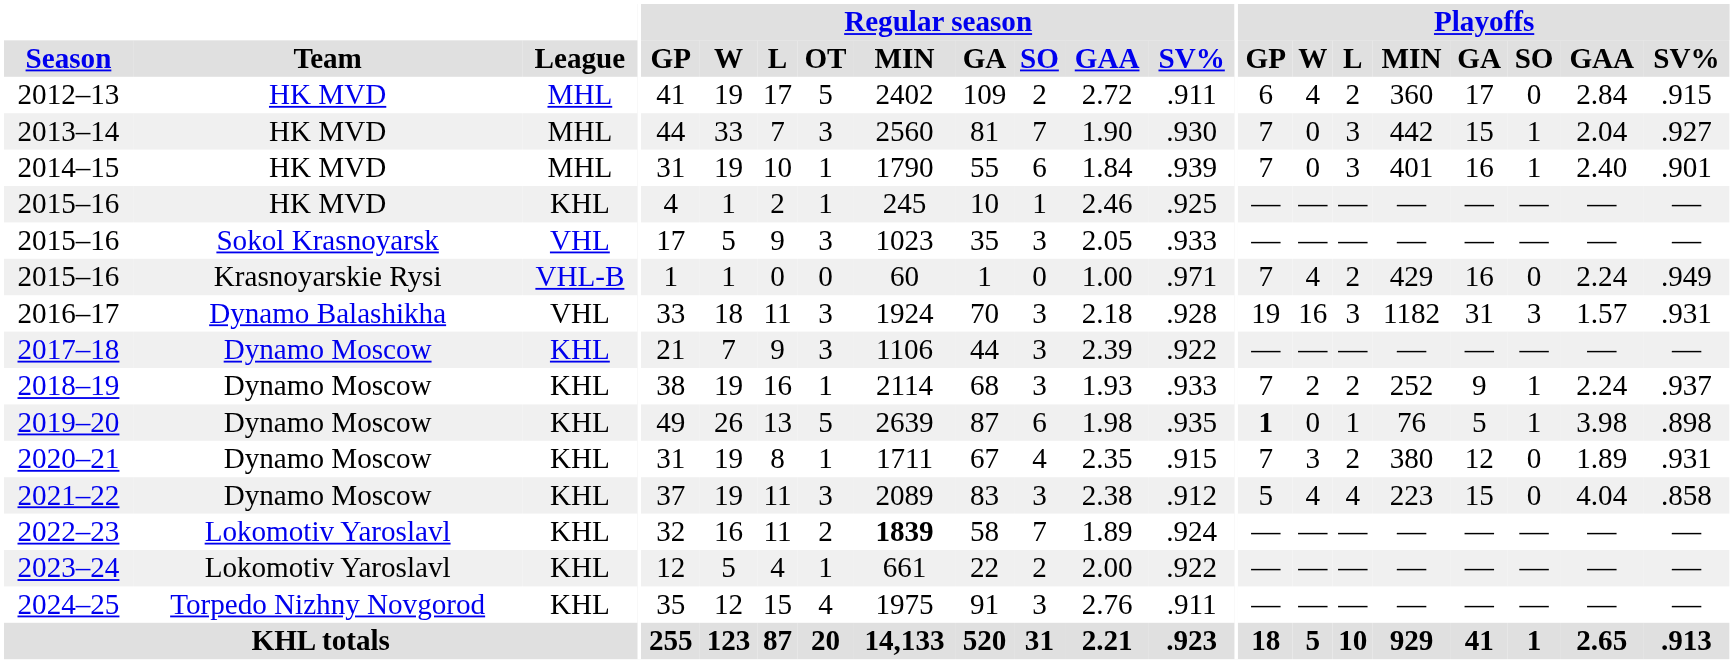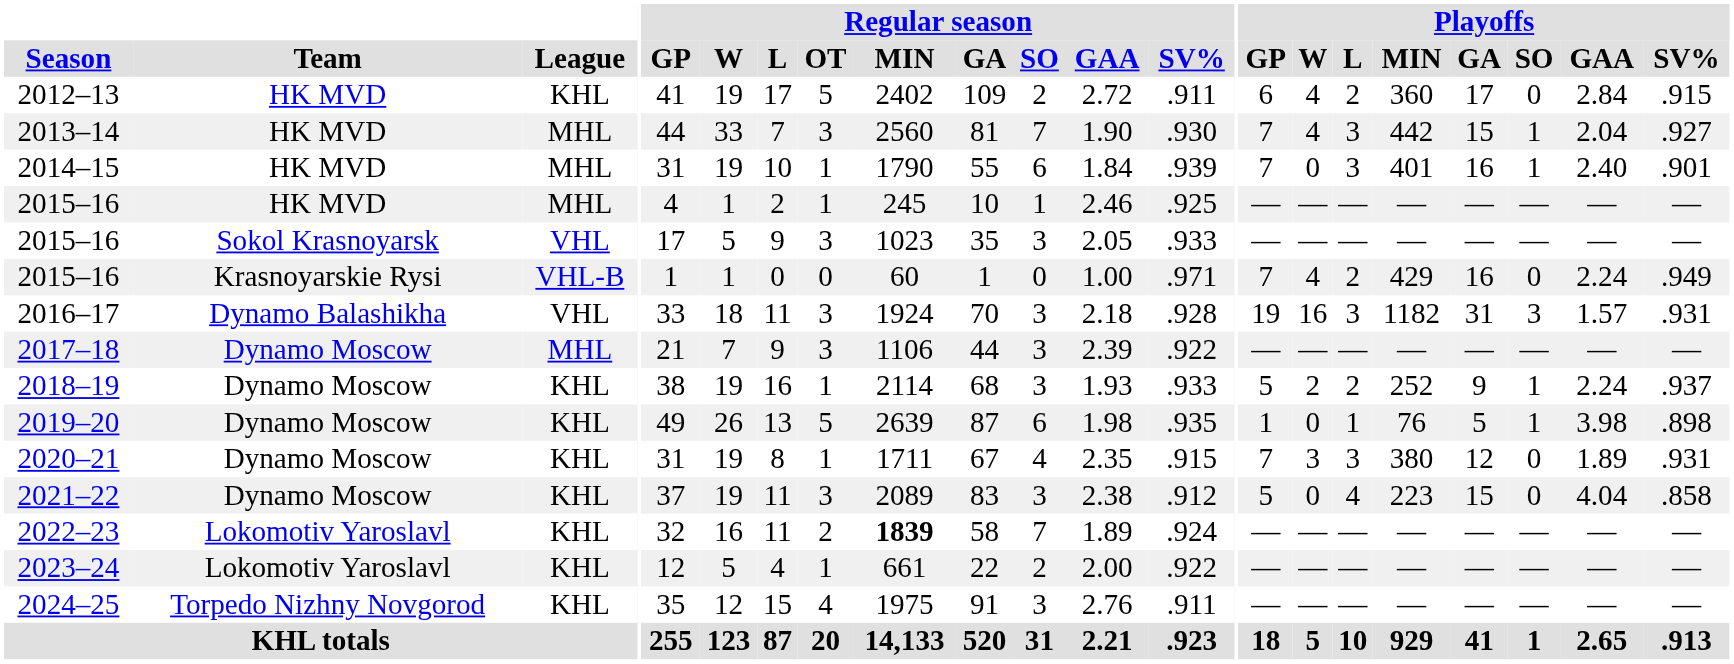(580, 94) MHL -> (580, 94) KHL
(1313, 130) 0 -> (1313, 130) 4
(580, 203) KHL -> (580, 203) MHL
(580, 349) KHL -> (580, 349) MHL
(1266, 385) 7 -> (1266, 385) 5
(1266, 422) bold -> (1266, 422) normal
(1353, 458) 2 -> (1353, 458) 3
(1313, 494) 4 -> (1313, 494) 0
